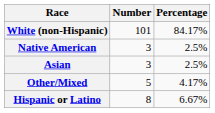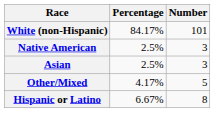columns swapped: (132, 13) <-> (182, 13)
